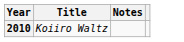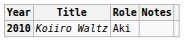+ column: (125, 13)
